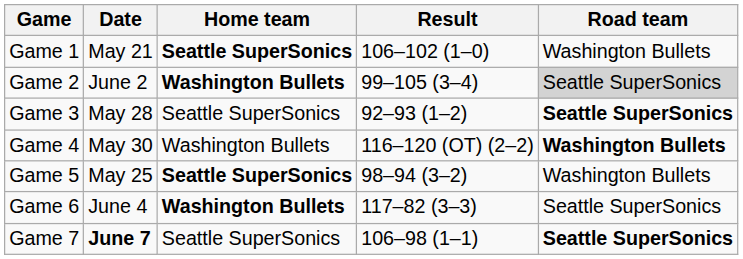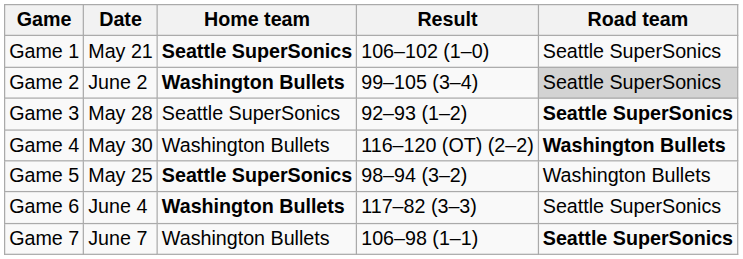(627, 51) Washington Bullets -> (632, 51) Seattle SuperSonics
(119, 238) bold -> (118, 238) normal
(251, 238) Seattle SuperSonics -> (246, 238) Washington Bullets
